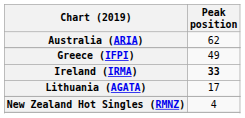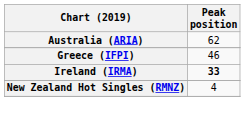(214, 56) 49 -> (214, 56) 46
- row: (96, 88)
